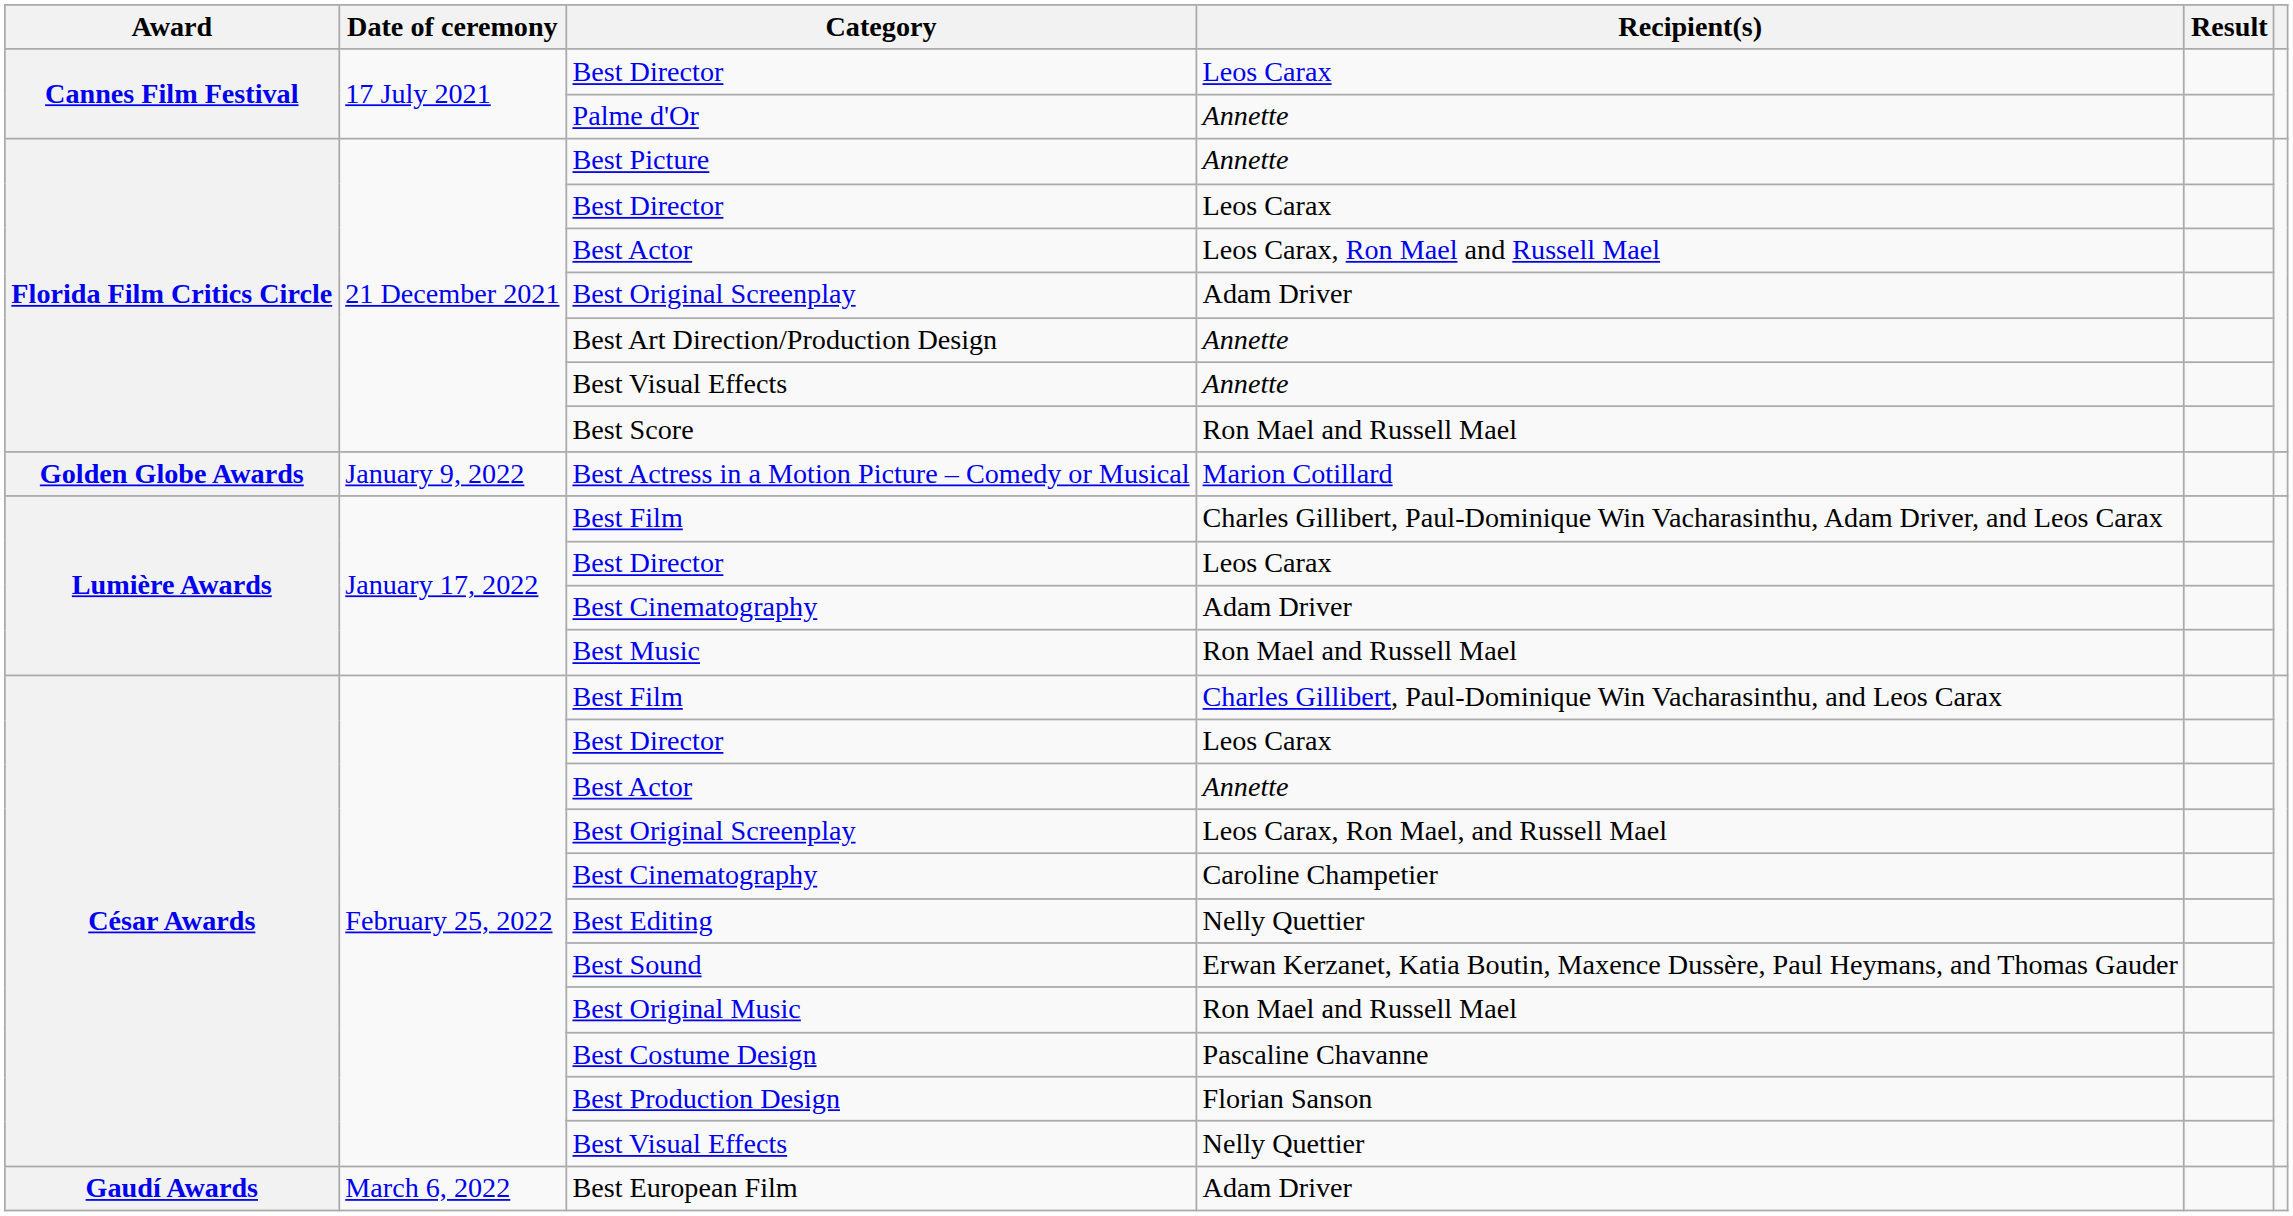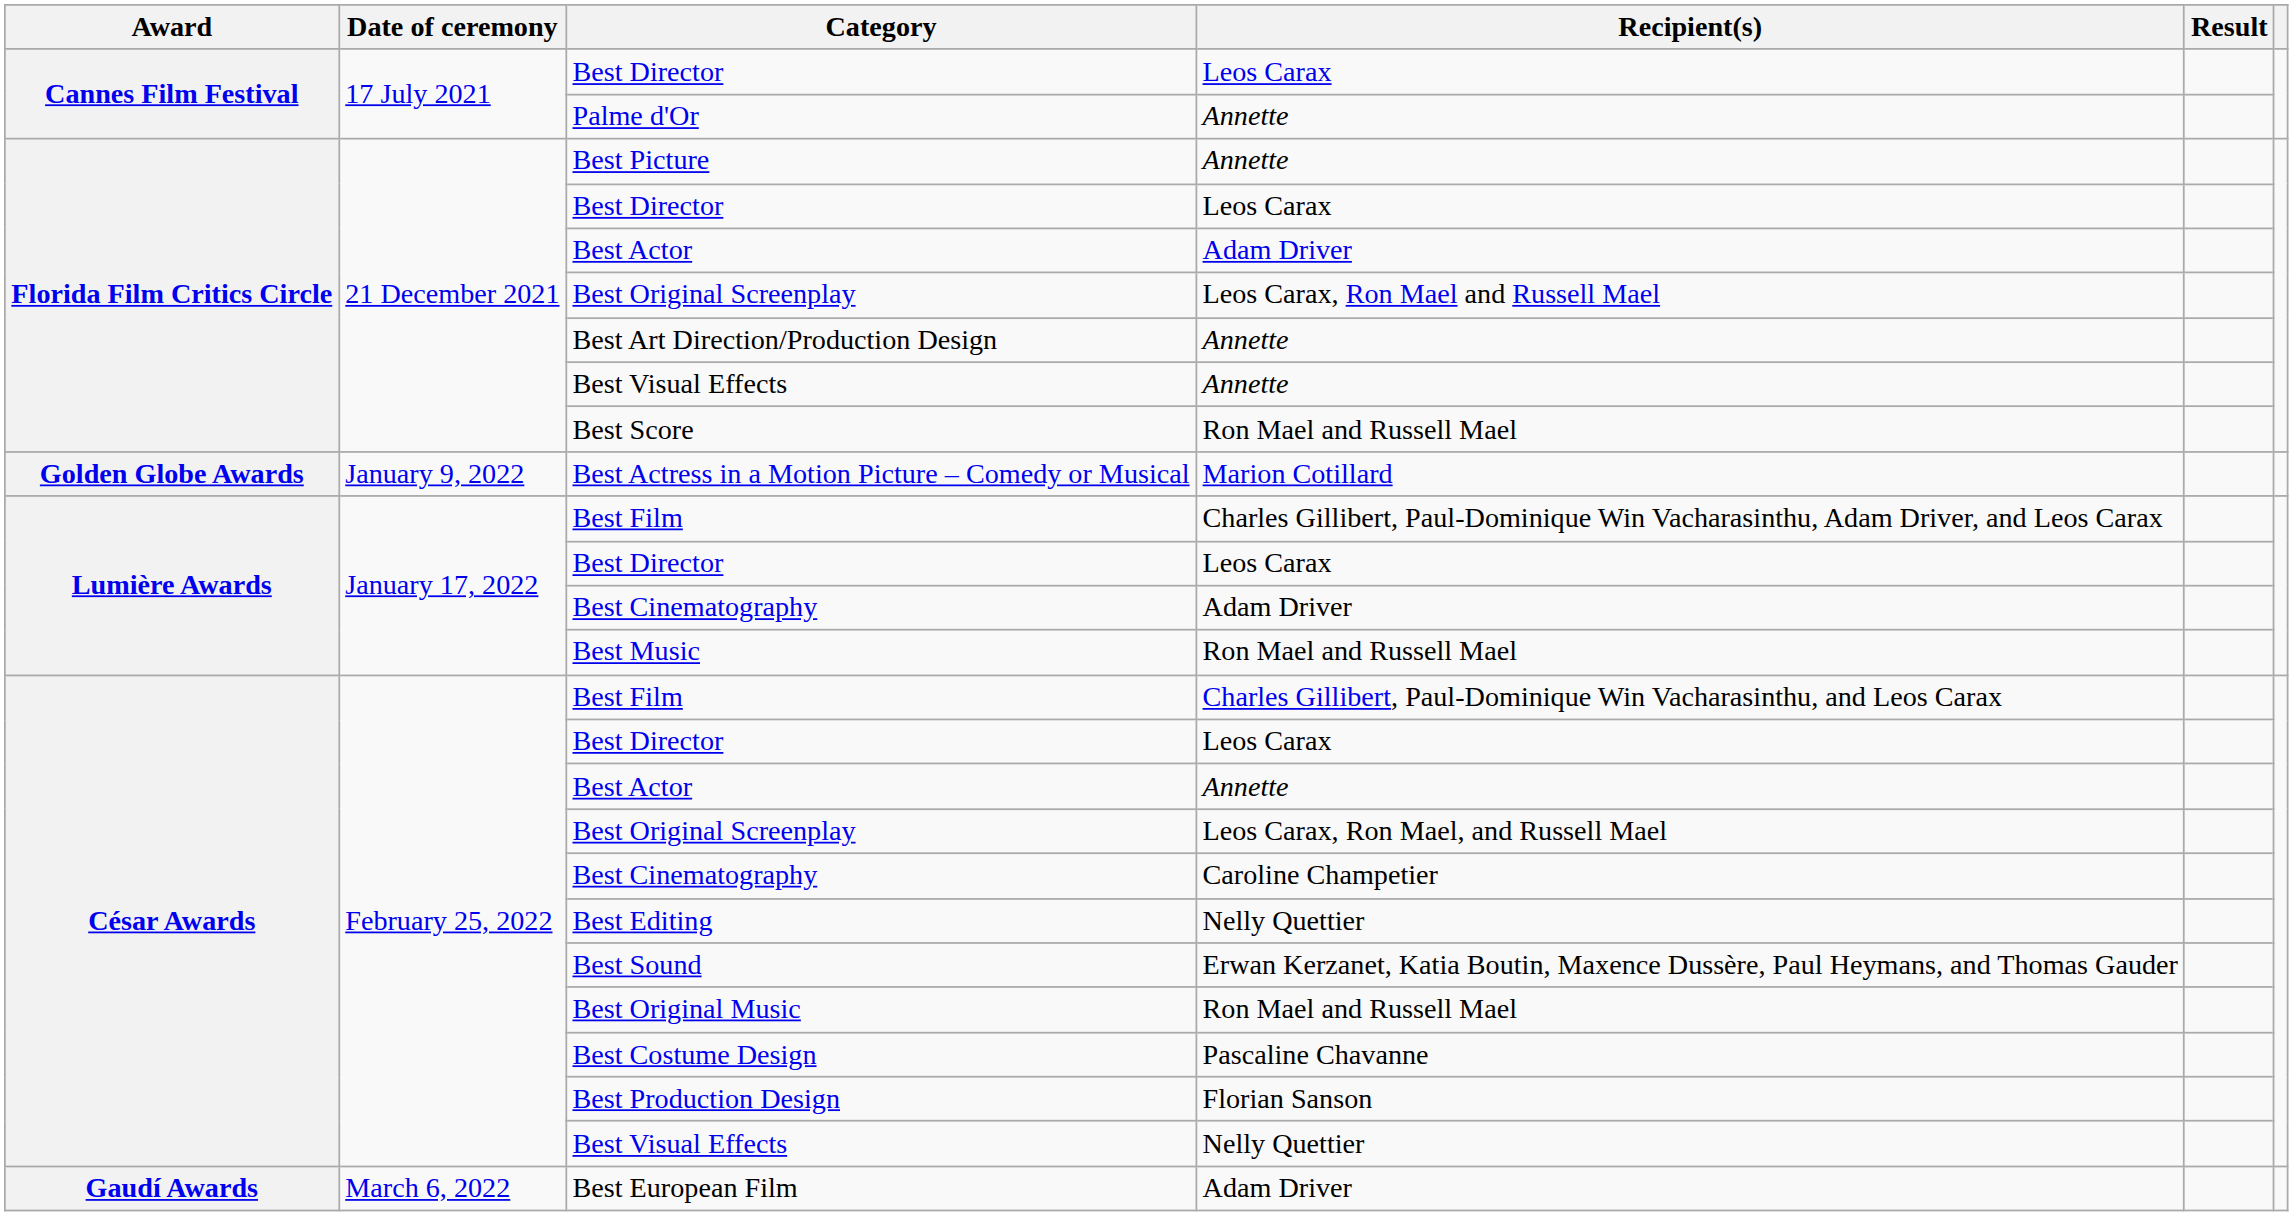(1431, 250) Leos Carax, Ron Mael and Russell Mael -> (1277, 250) Adam Driver
(1277, 294) Adam Driver -> (1431, 294) Leos Carax, Ron Mael and Russell Mael
